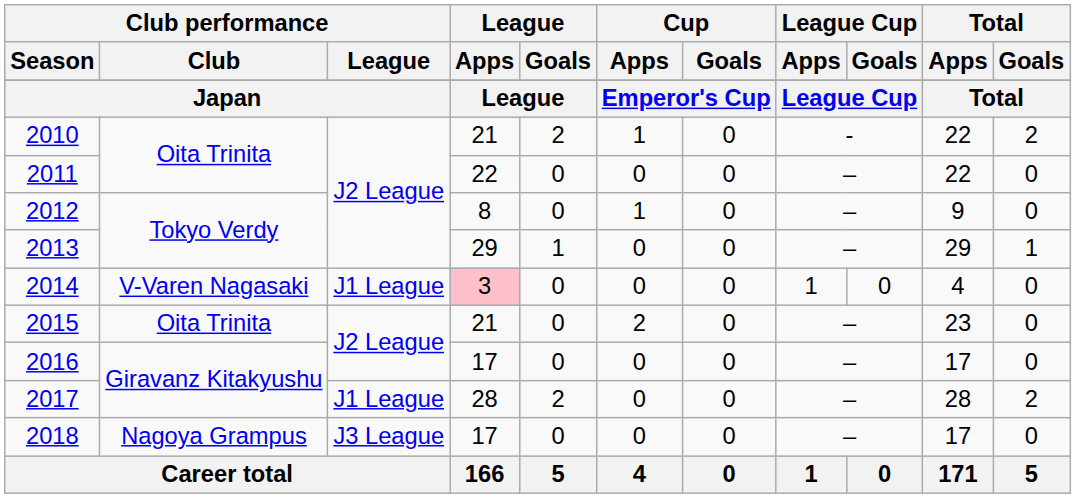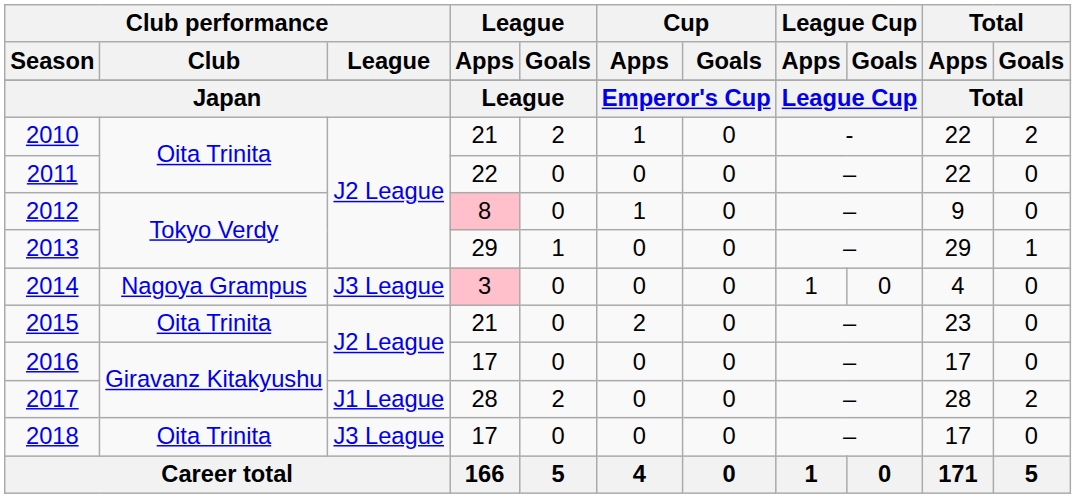(485, 211) no background -> (485, 211) pink background
(214, 286) V-Varen Nagasaki -> (214, 286) Nagoya Grampus
(389, 286) J1 League -> (389, 286) J3 League
(214, 436) Nagoya Grampus -> (214, 436) Oita Trinita
